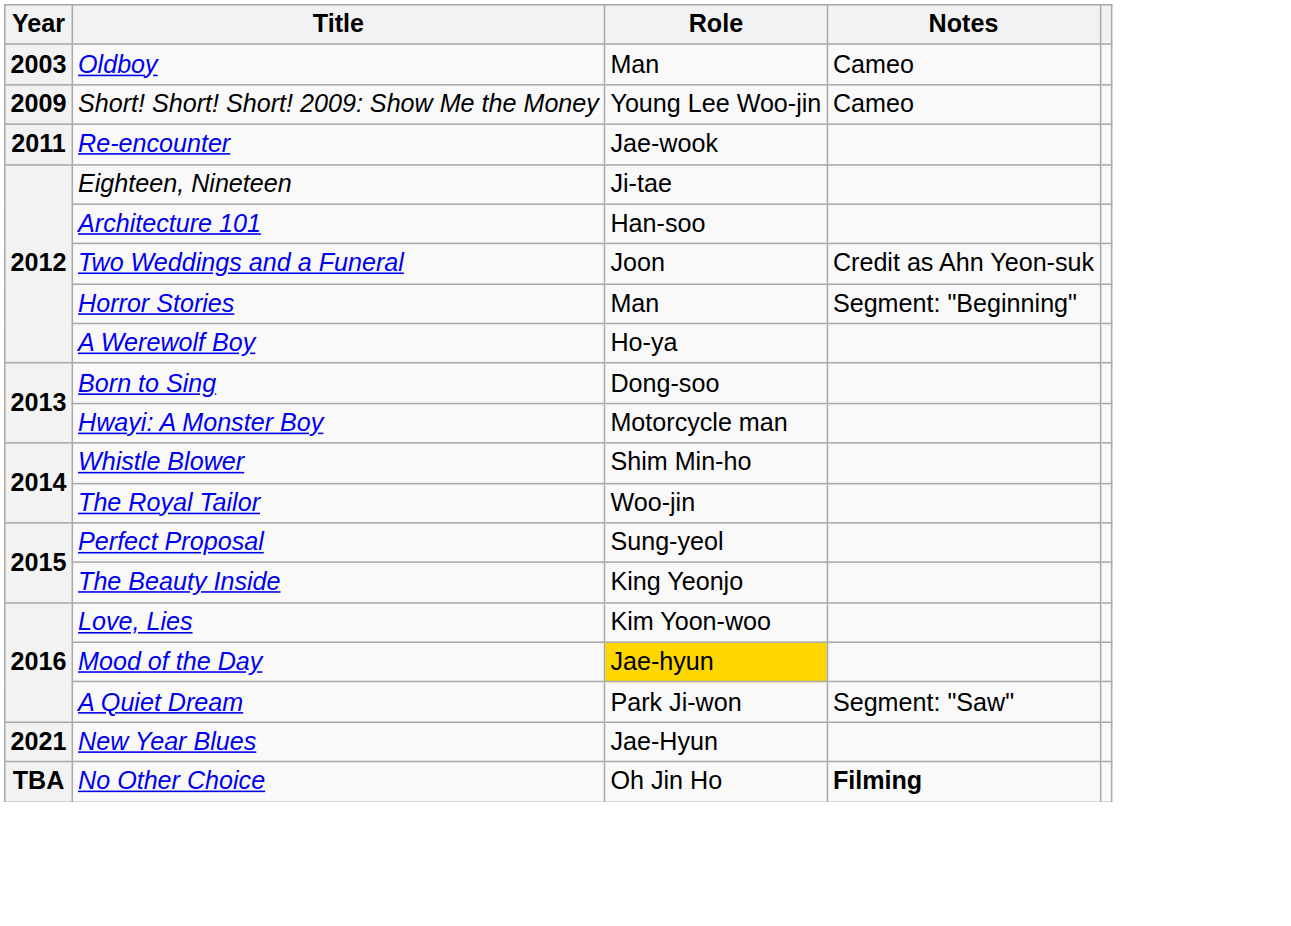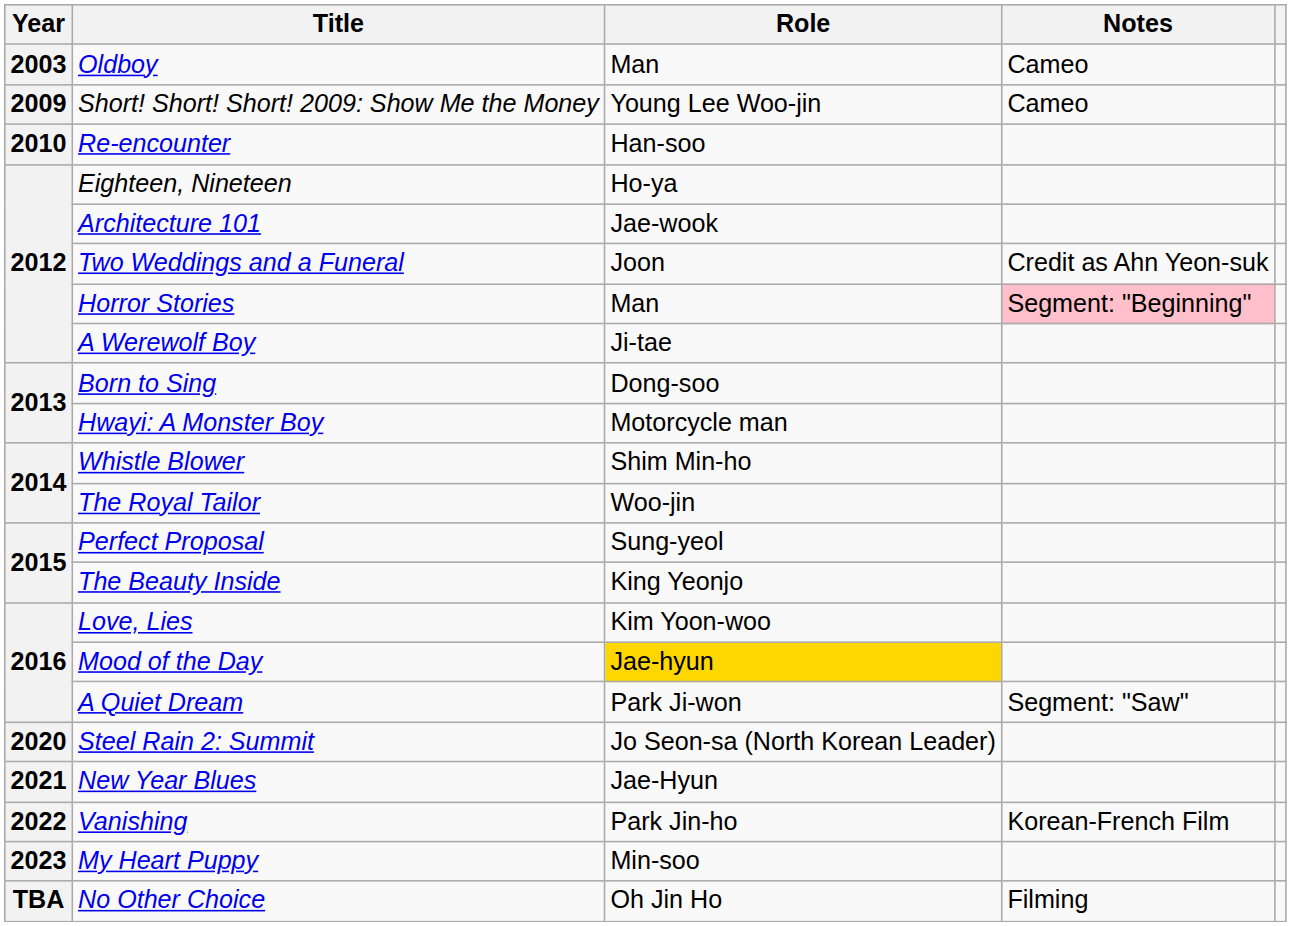(39, 143) 2011 -> (39, 143) 2010
(664, 143) Jae-wook -> (658, 143) Han-soo
(641, 183) Ji-tae -> (644, 183) Ho-ya
(658, 223) Han-soo -> (664, 223) Jae-wook
(955, 303) no background -> (1129, 303) pink background
(644, 343) Ho-ya -> (641, 343) Ji-tae
+ row: (196, 741)
+ row: (133, 821)
+ row: (168, 861)
(878, 781) bold -> (1048, 900) normal
